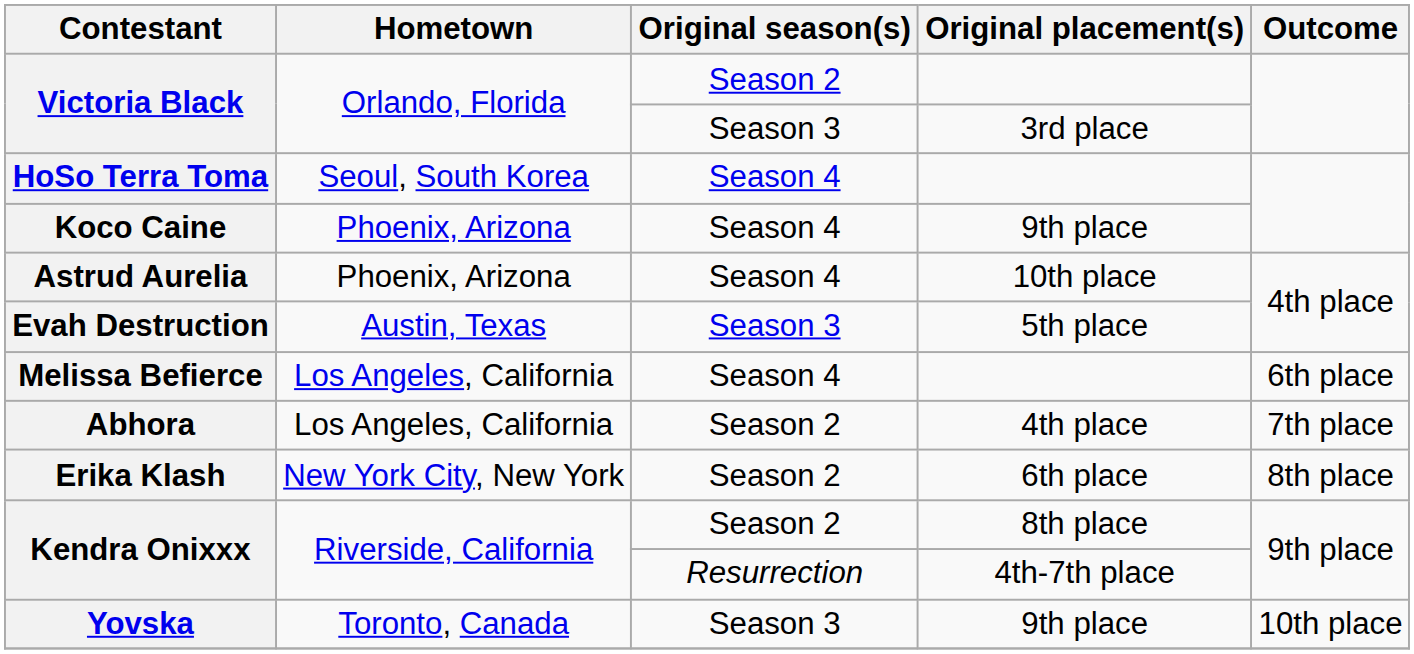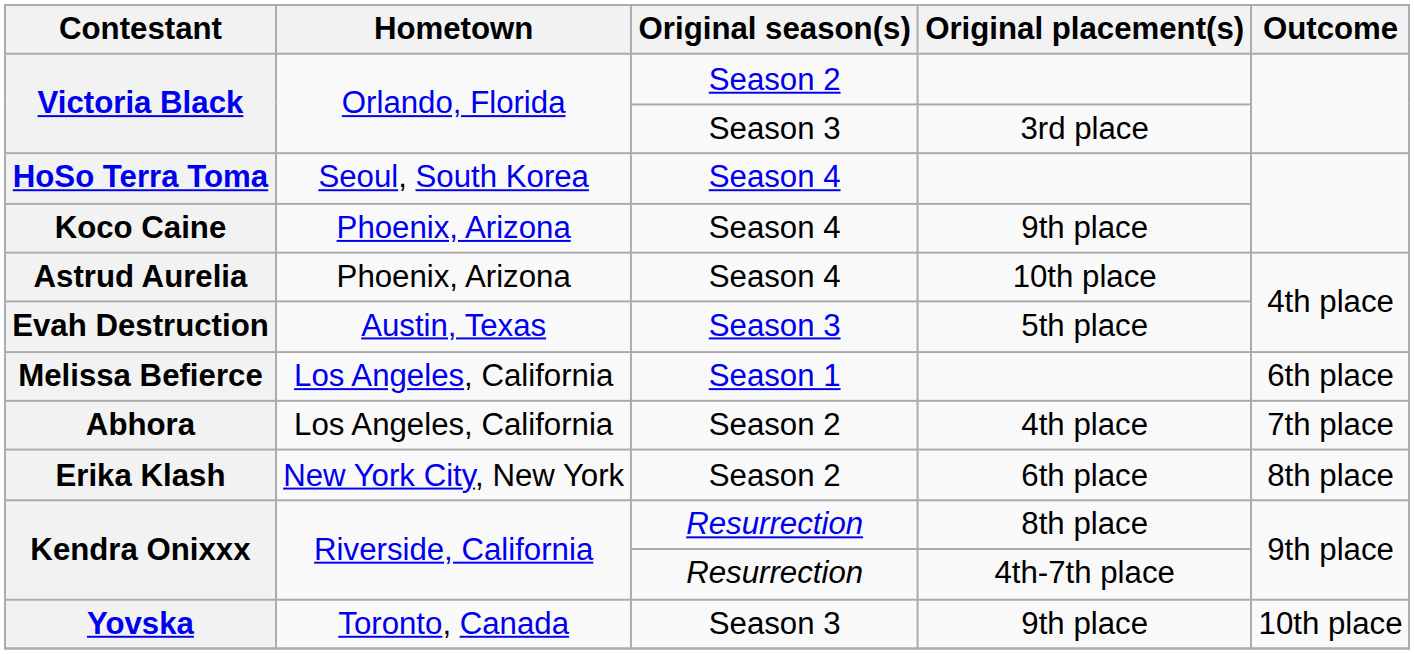(775, 375) Season 4 -> (775, 375) Season 1
(775, 524) Season 2 -> (775, 524) Resurrection
